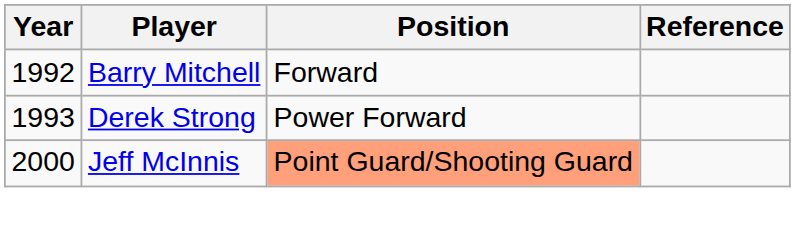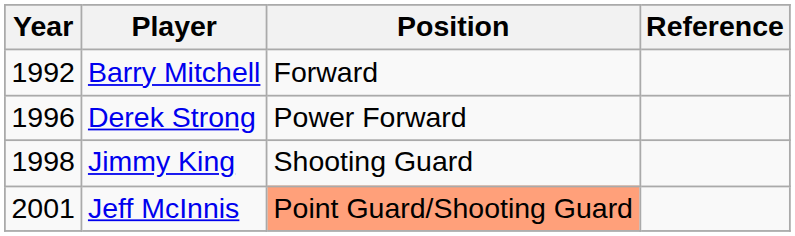(43, 117) 1993 -> (43, 117) 1996
+ row: (162, 162)
(43, 162) 2000 -> (43, 207) 2001
